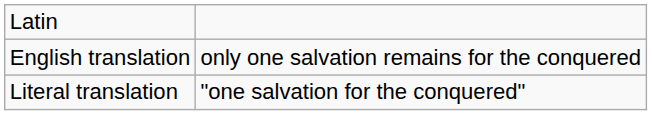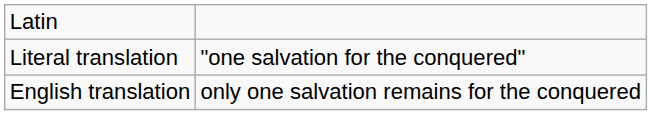rows swapped: (94, 92) <-> (100, 57)
